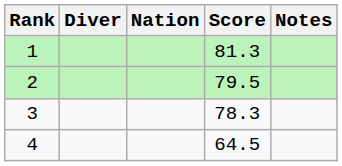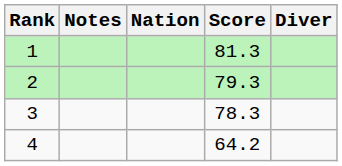columns swapped: (93, 20) <-> (304, 20)
(237, 83) 79.5 -> (237, 83) 79.3
(237, 145) 64.5 -> (237, 145) 64.2
